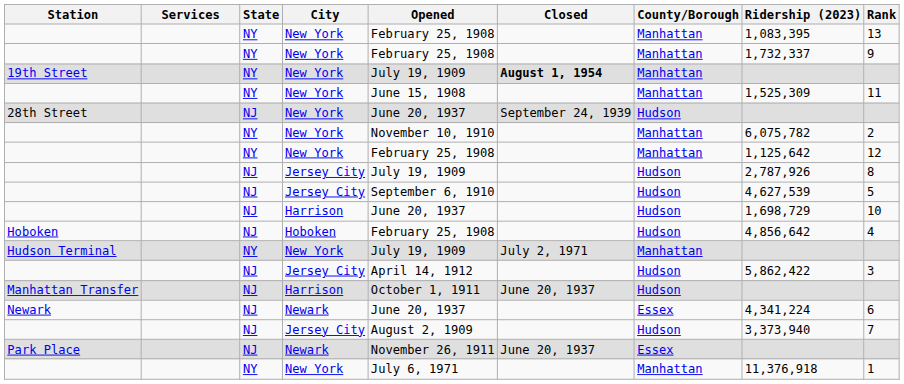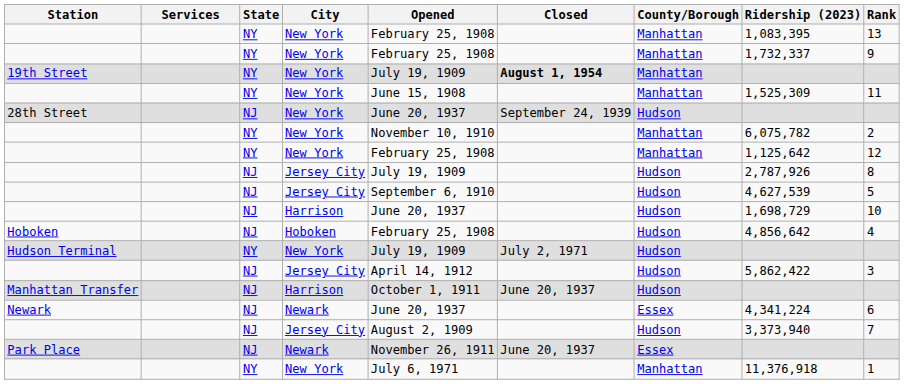(670, 251) Manhattan -> (659, 251) Hudson
